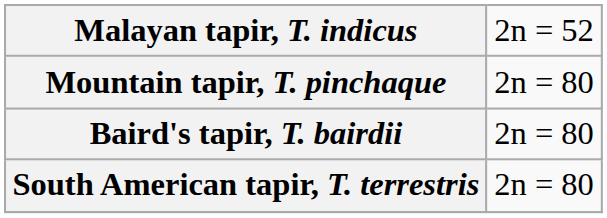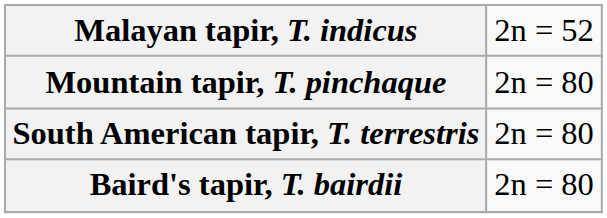rows swapped: (246, 133) <-> (246, 184)
